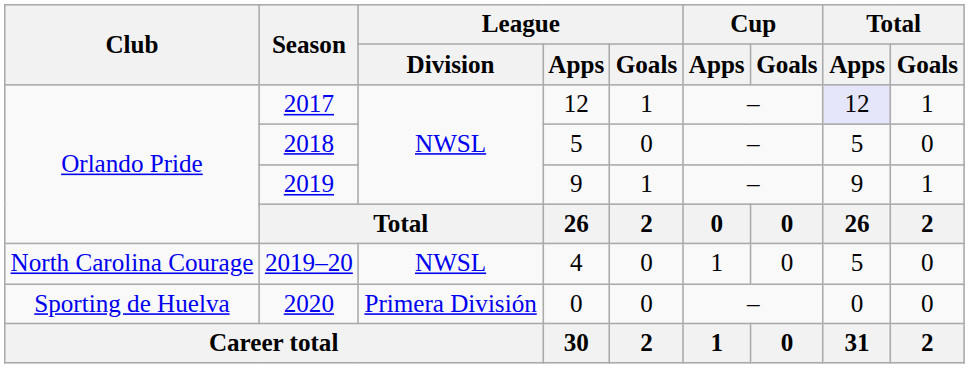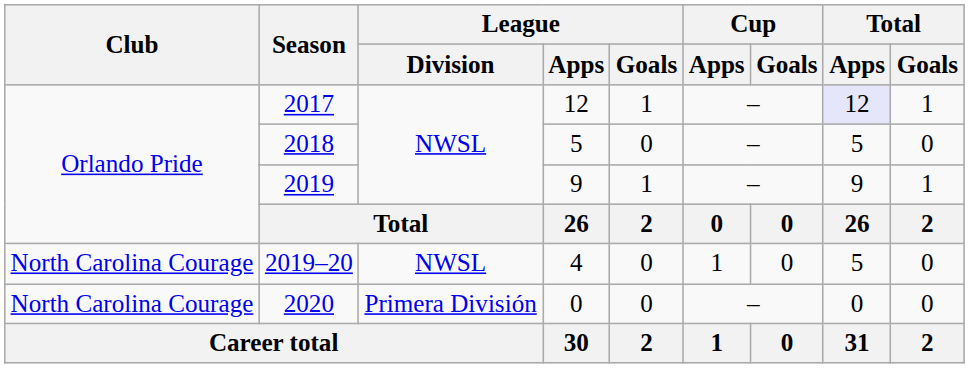(132, 303) Sporting de Huelva -> (132, 303) North Carolina Courage
